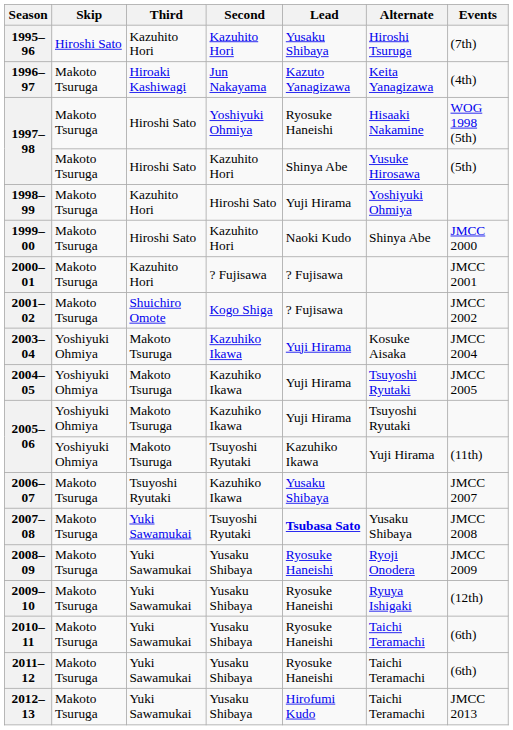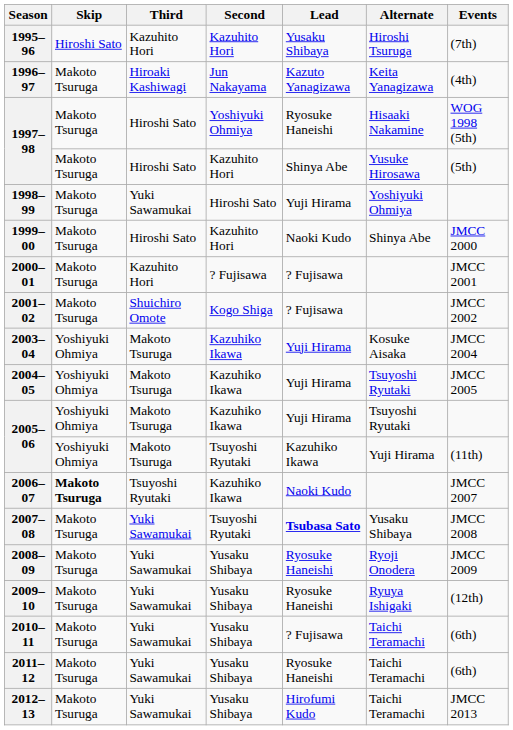(154, 202) Kazuhito Hori -> (160, 202) Yuki Sawamukai
(76, 490) normal -> (78, 490) bold
(307, 490) Yusaku Shibaya -> (318, 490) Naoki Kudo
(309, 634) Ryosuke Haneishi -> (314, 634) ? Fujisawa
